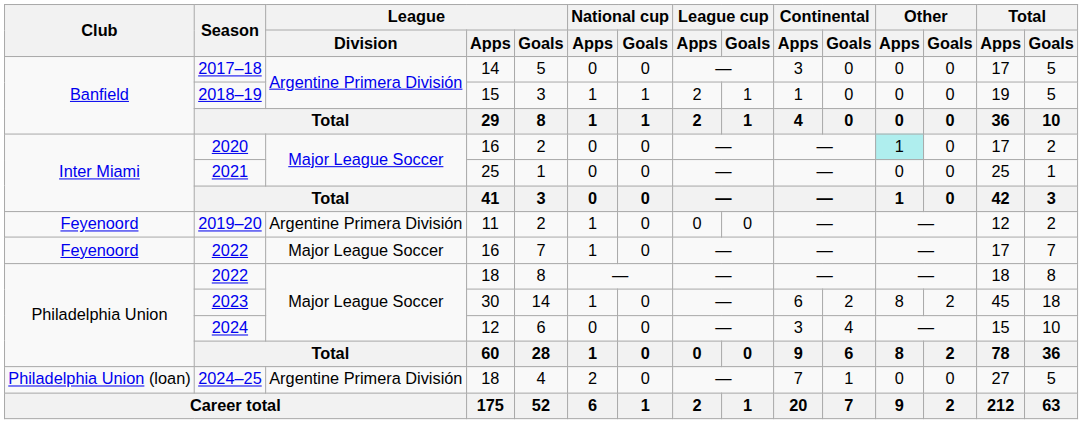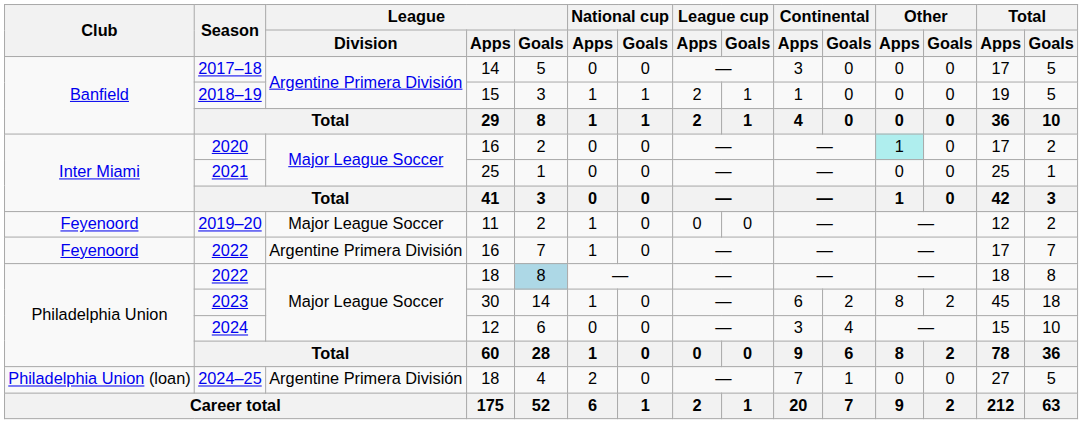(366, 224) Argentine Primera División -> (366, 224) Major League Soccer
(366, 250) Major League Soccer -> (366, 250) Argentine Primera División
(541, 276) no background -> (541, 276) lightblue background
